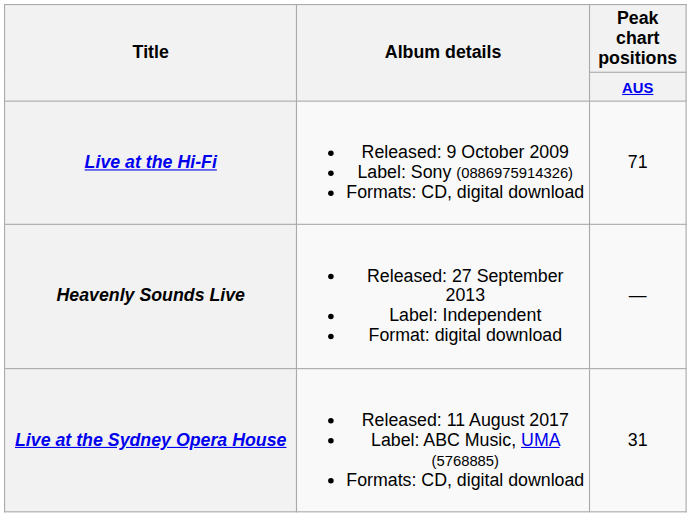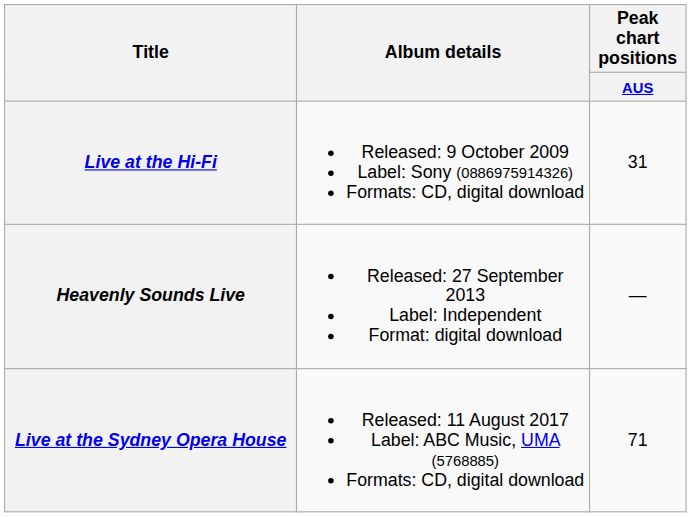(638, 162) 71 -> (638, 162) 31
(638, 439) 31 -> (638, 439) 71
